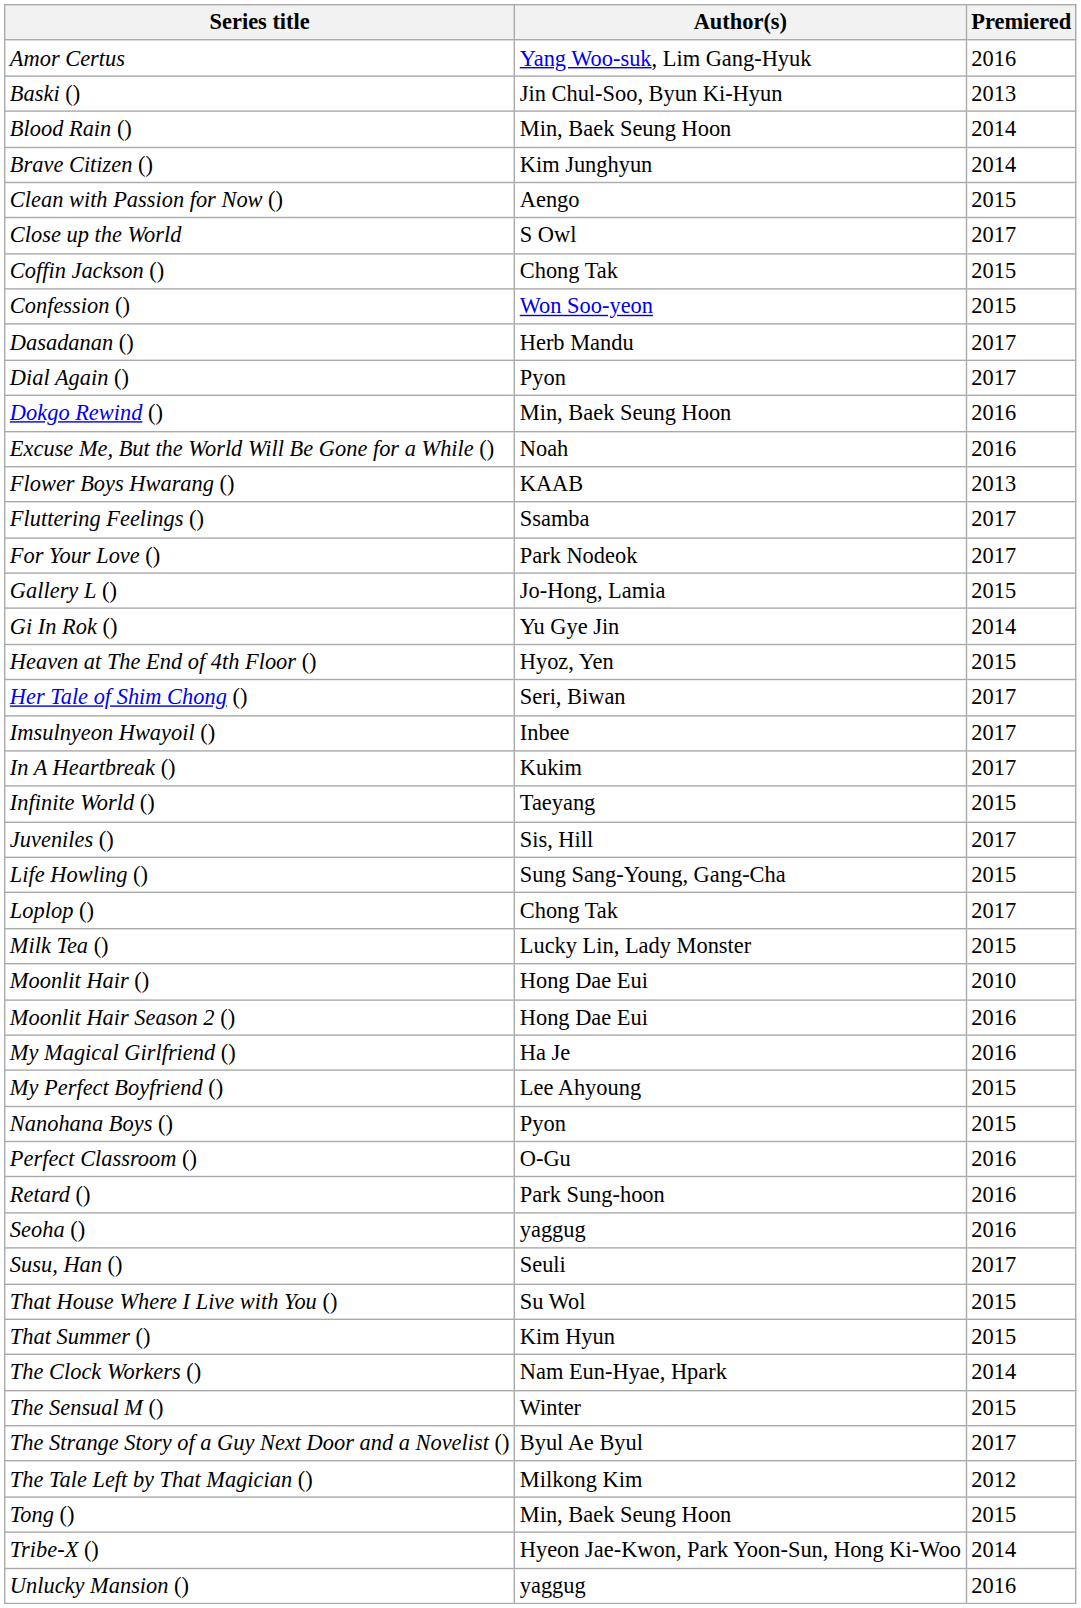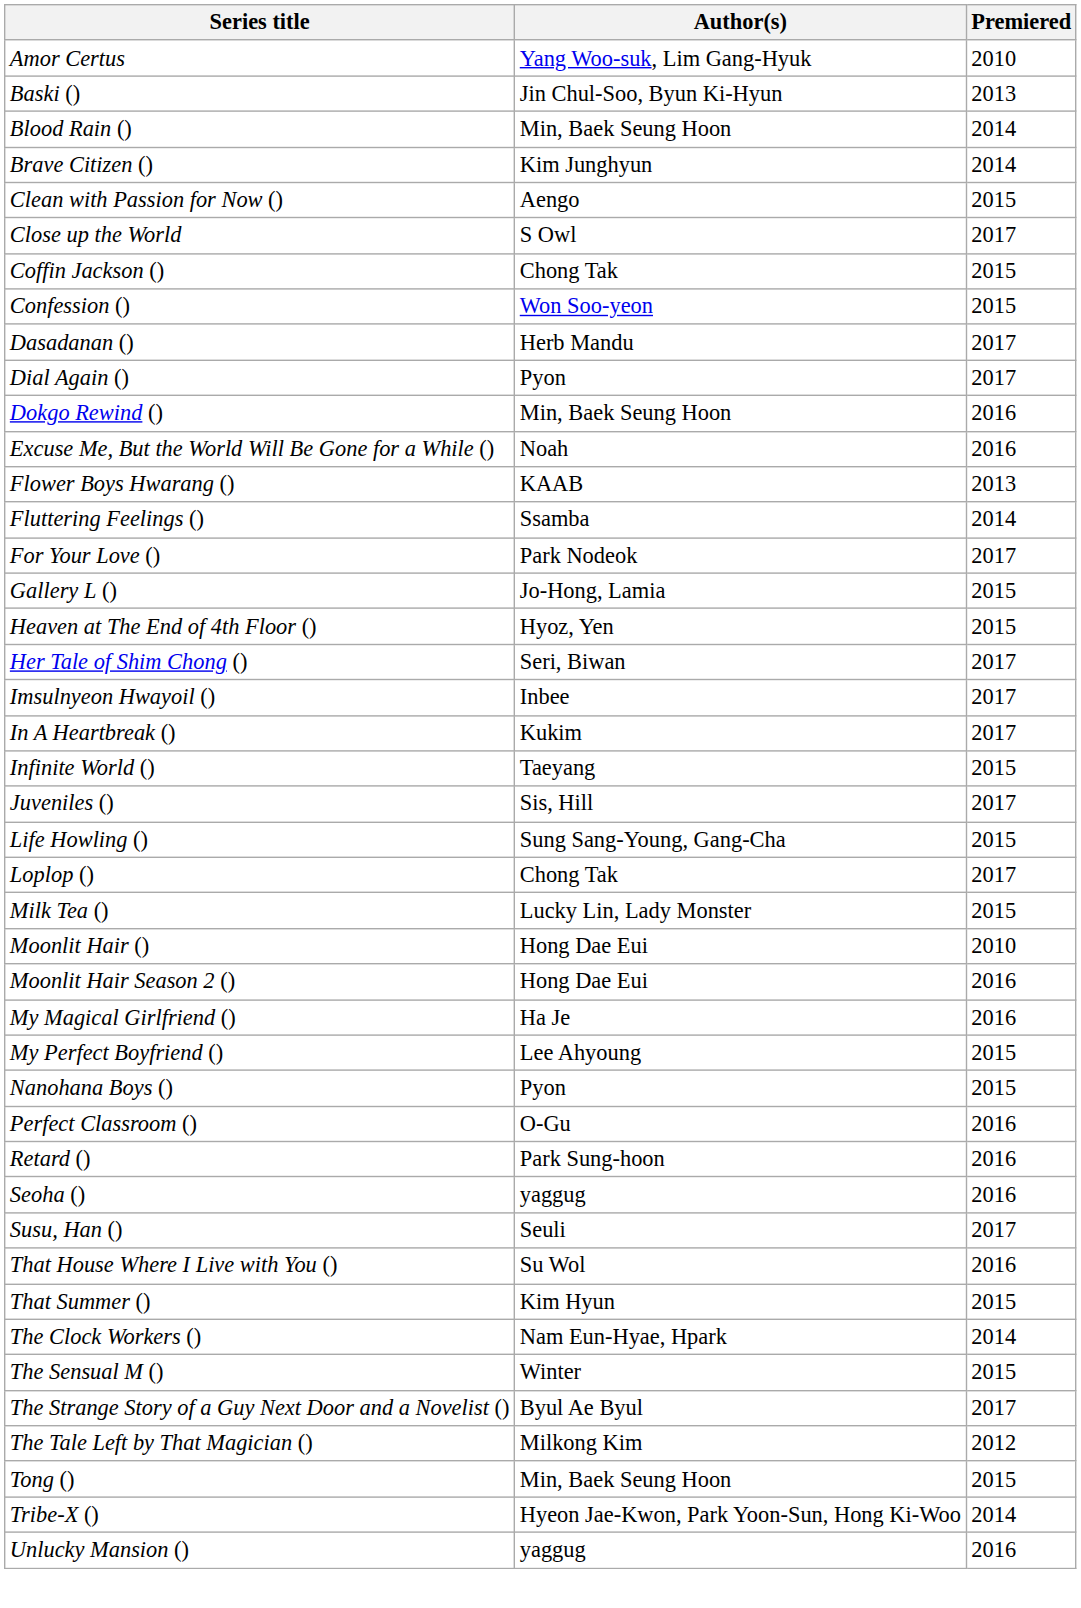(994, 57) 2016 -> (994, 57) 2010
(994, 519) 2017 -> (994, 519) 2014
- row: (64, 626)
(994, 1301) 2015 -> (994, 1265) 2016
